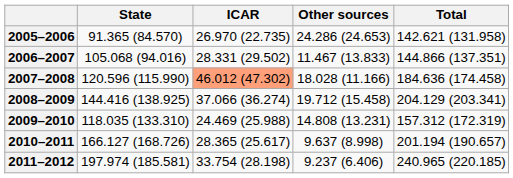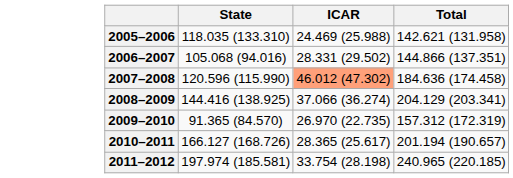- column: (344, 15)
(135, 36) 91.365 (84.570) -> (236, 36) 118.035 (133.310)
(243, 36) 26.970 (22.735) -> (344, 36) 24.469 (25.988)
(135, 120) 118.035 (133.310) -> (236, 120) 91.365 (84.570)
(243, 120) 24.469 (25.988) -> (344, 120) 26.970 (22.735)
